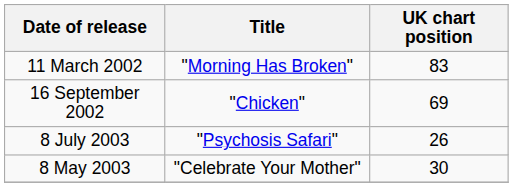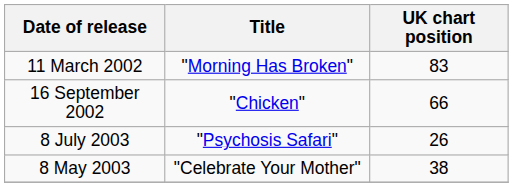(439, 103) 69 -> (439, 103) 66
(439, 168) 30 -> (439, 168) 38
